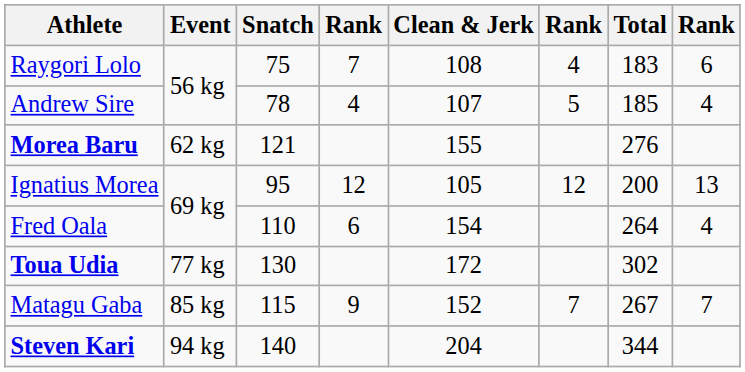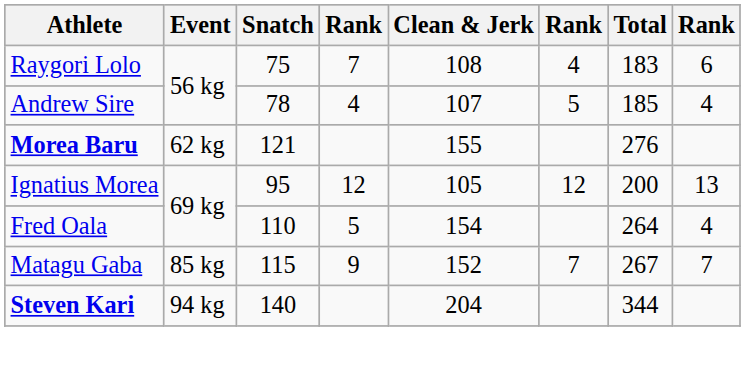(354, 225) 6 -> (354, 225) 5
- row: (65, 265)
